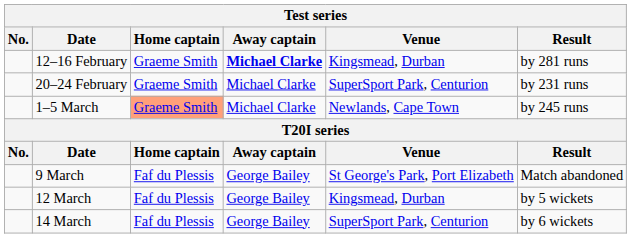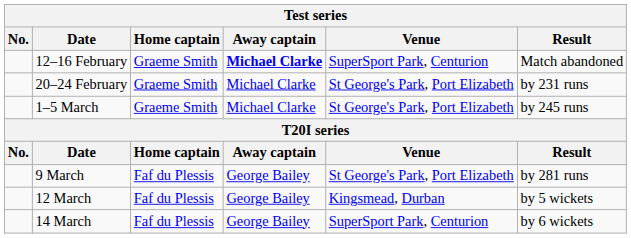(387, 61) Kingsmead, Durban -> (408, 61) SuperSport Park, Centurion
(554, 61) by 281 runs -> (572, 61) Match abandoned
(408, 84) SuperSport Park, Centurion -> (421, 84) St George's Park, Port Elizabeth
(176, 107) lightsalmon background -> (176, 107) no background
(394, 107) Newlands, Cape Town -> (421, 107) St George's Park, Port Elizabeth
(572, 175) Match abandoned -> (554, 175) by 281 runs
